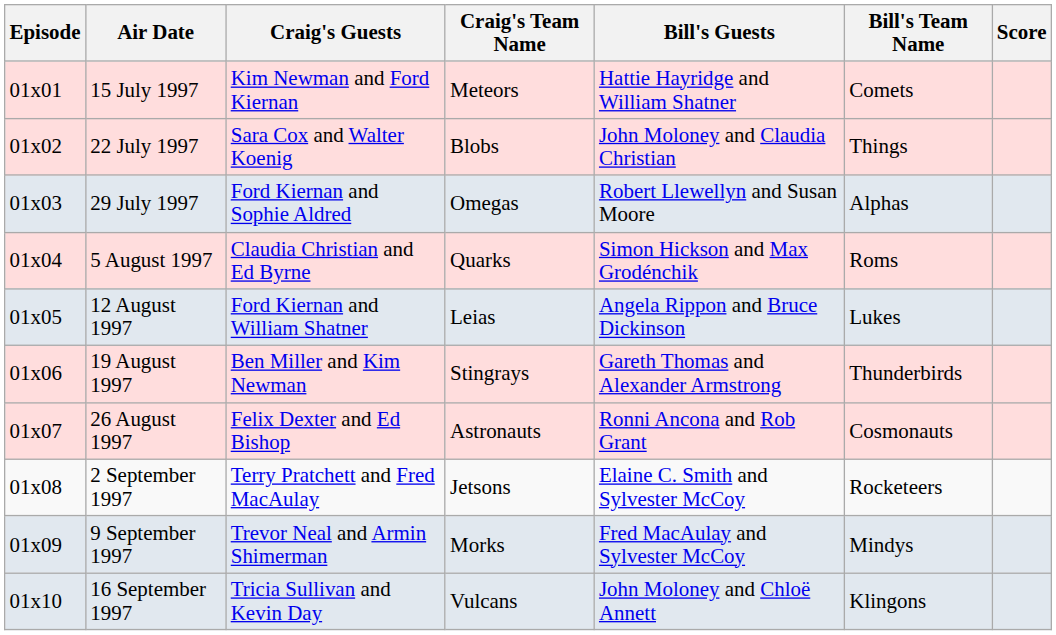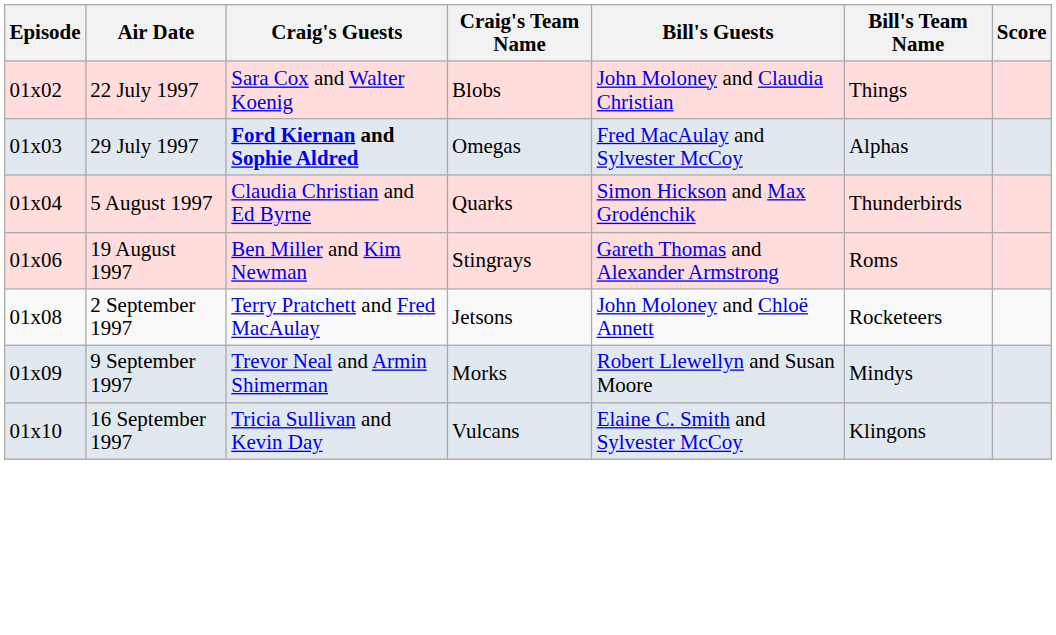- row: (144, 89)
(305, 203) normal -> (313, 146) bold
(718, 203) Robert Llewellyn and Susan Moore -> (680, 146) Fred MacAulay and Sylvester McCoy
(874, 260) Roms -> (905, 203) Thunderbirds
- row: (133, 317)
(906, 373) Thunderbirds -> (873, 260) Roms
- row: (133, 430)
(683, 487) Elaine C. Smith and Sylvester McCoy -> (702, 317) John Moloney and Chloë Annett
(683, 544) Fred MacAulay and Sylvester McCoy -> (716, 373) Robert Llewellyn and Susan Moore
(705, 601) John Moloney and Chloë Annett -> (681, 430) Elaine C. Smith and Sylvester McCoy
